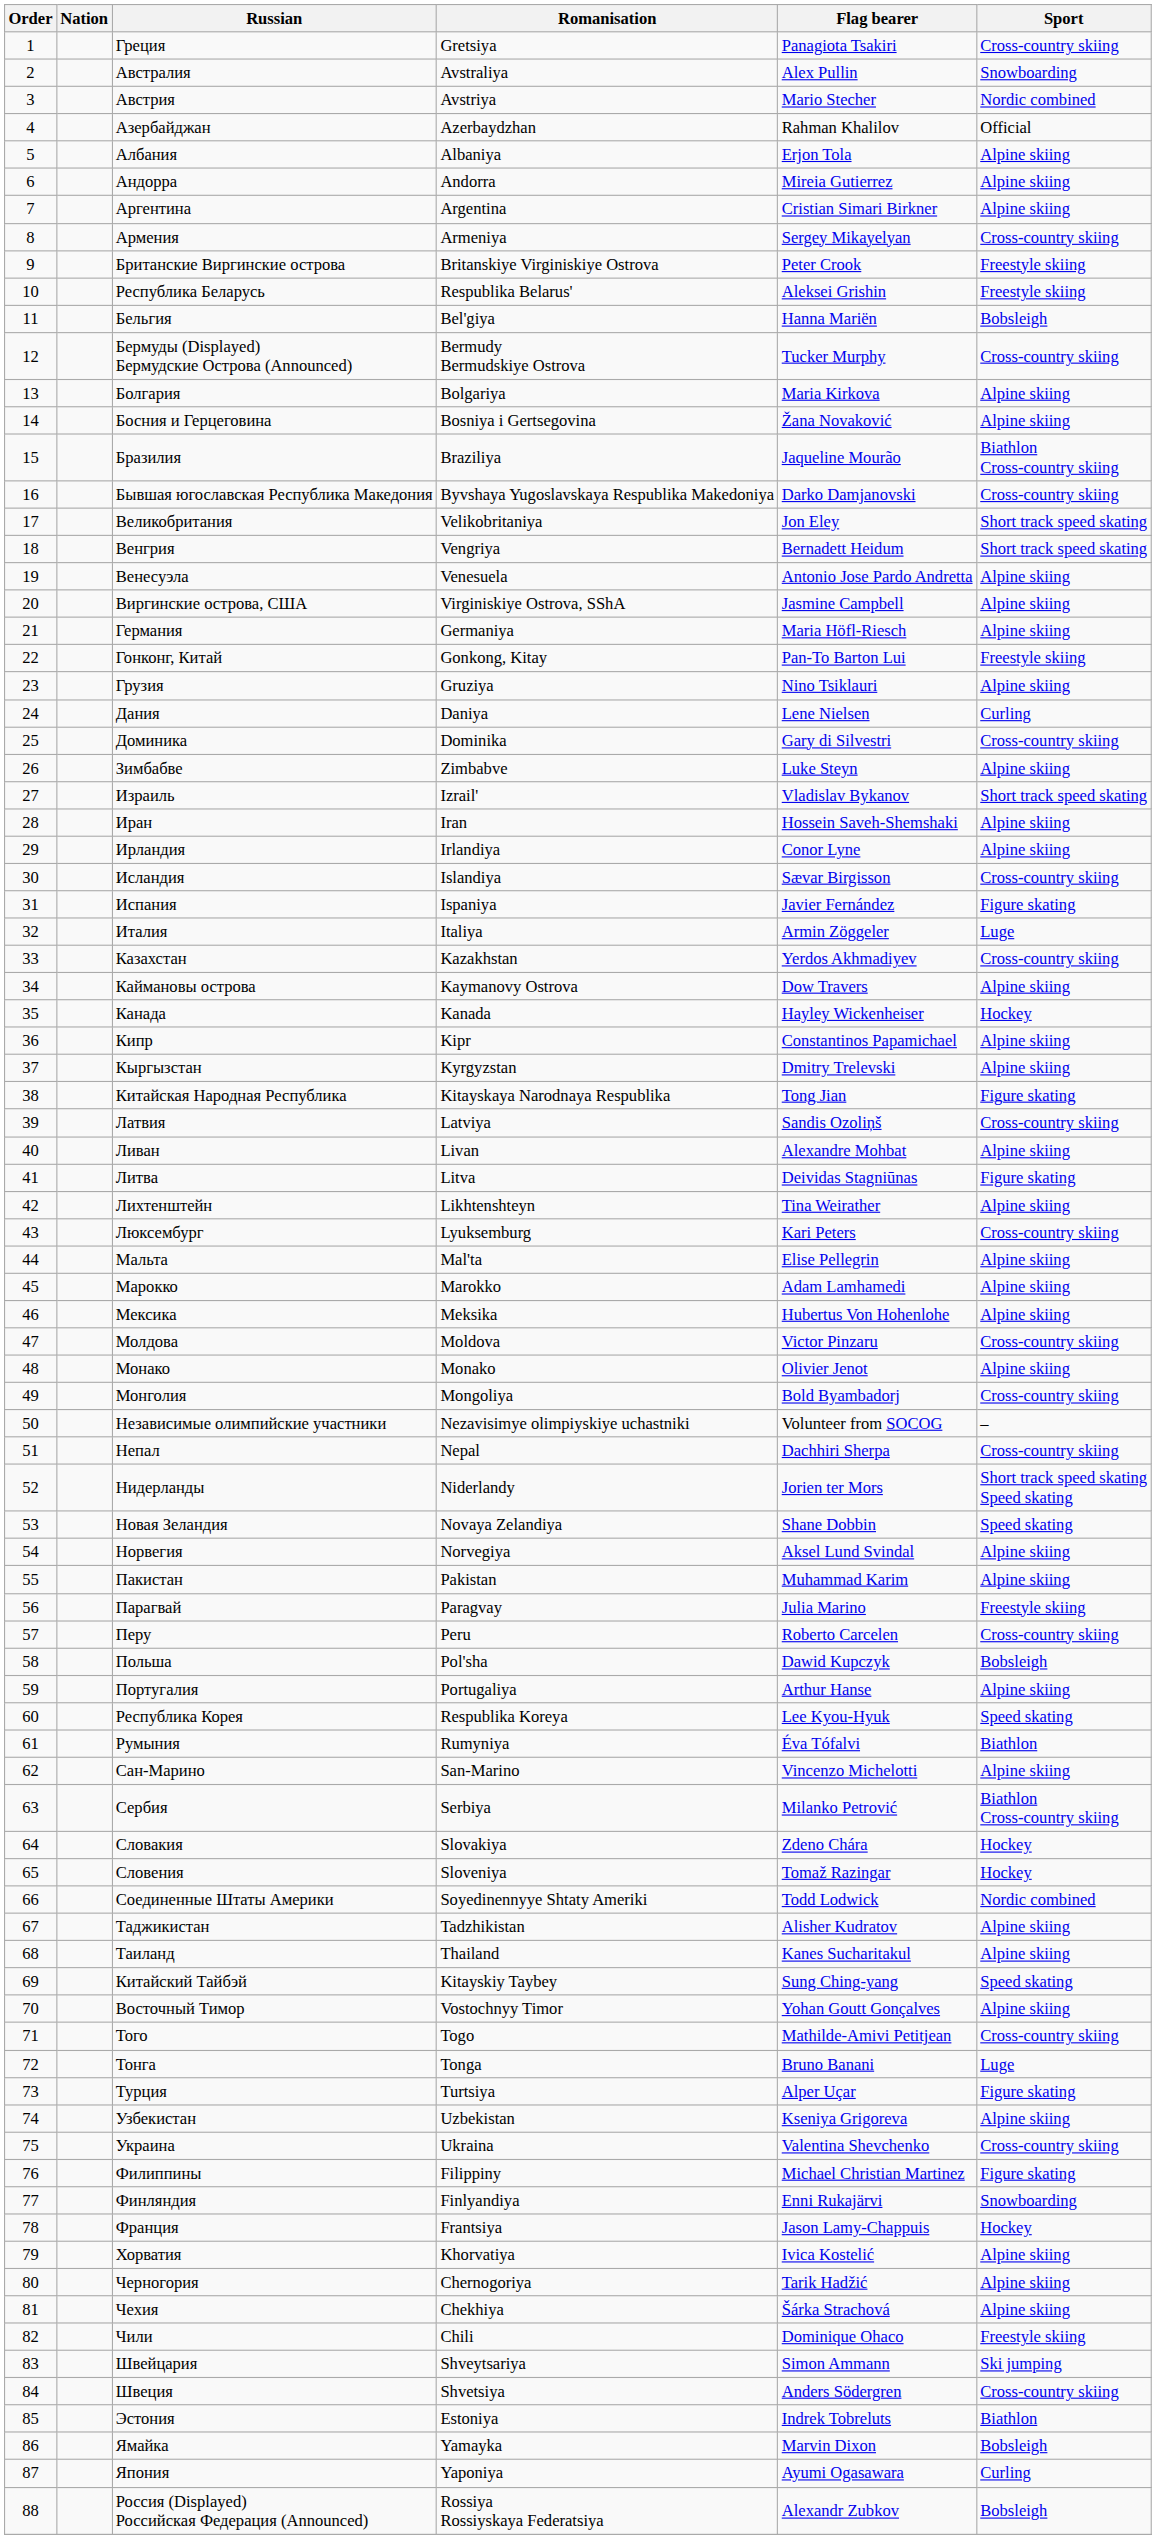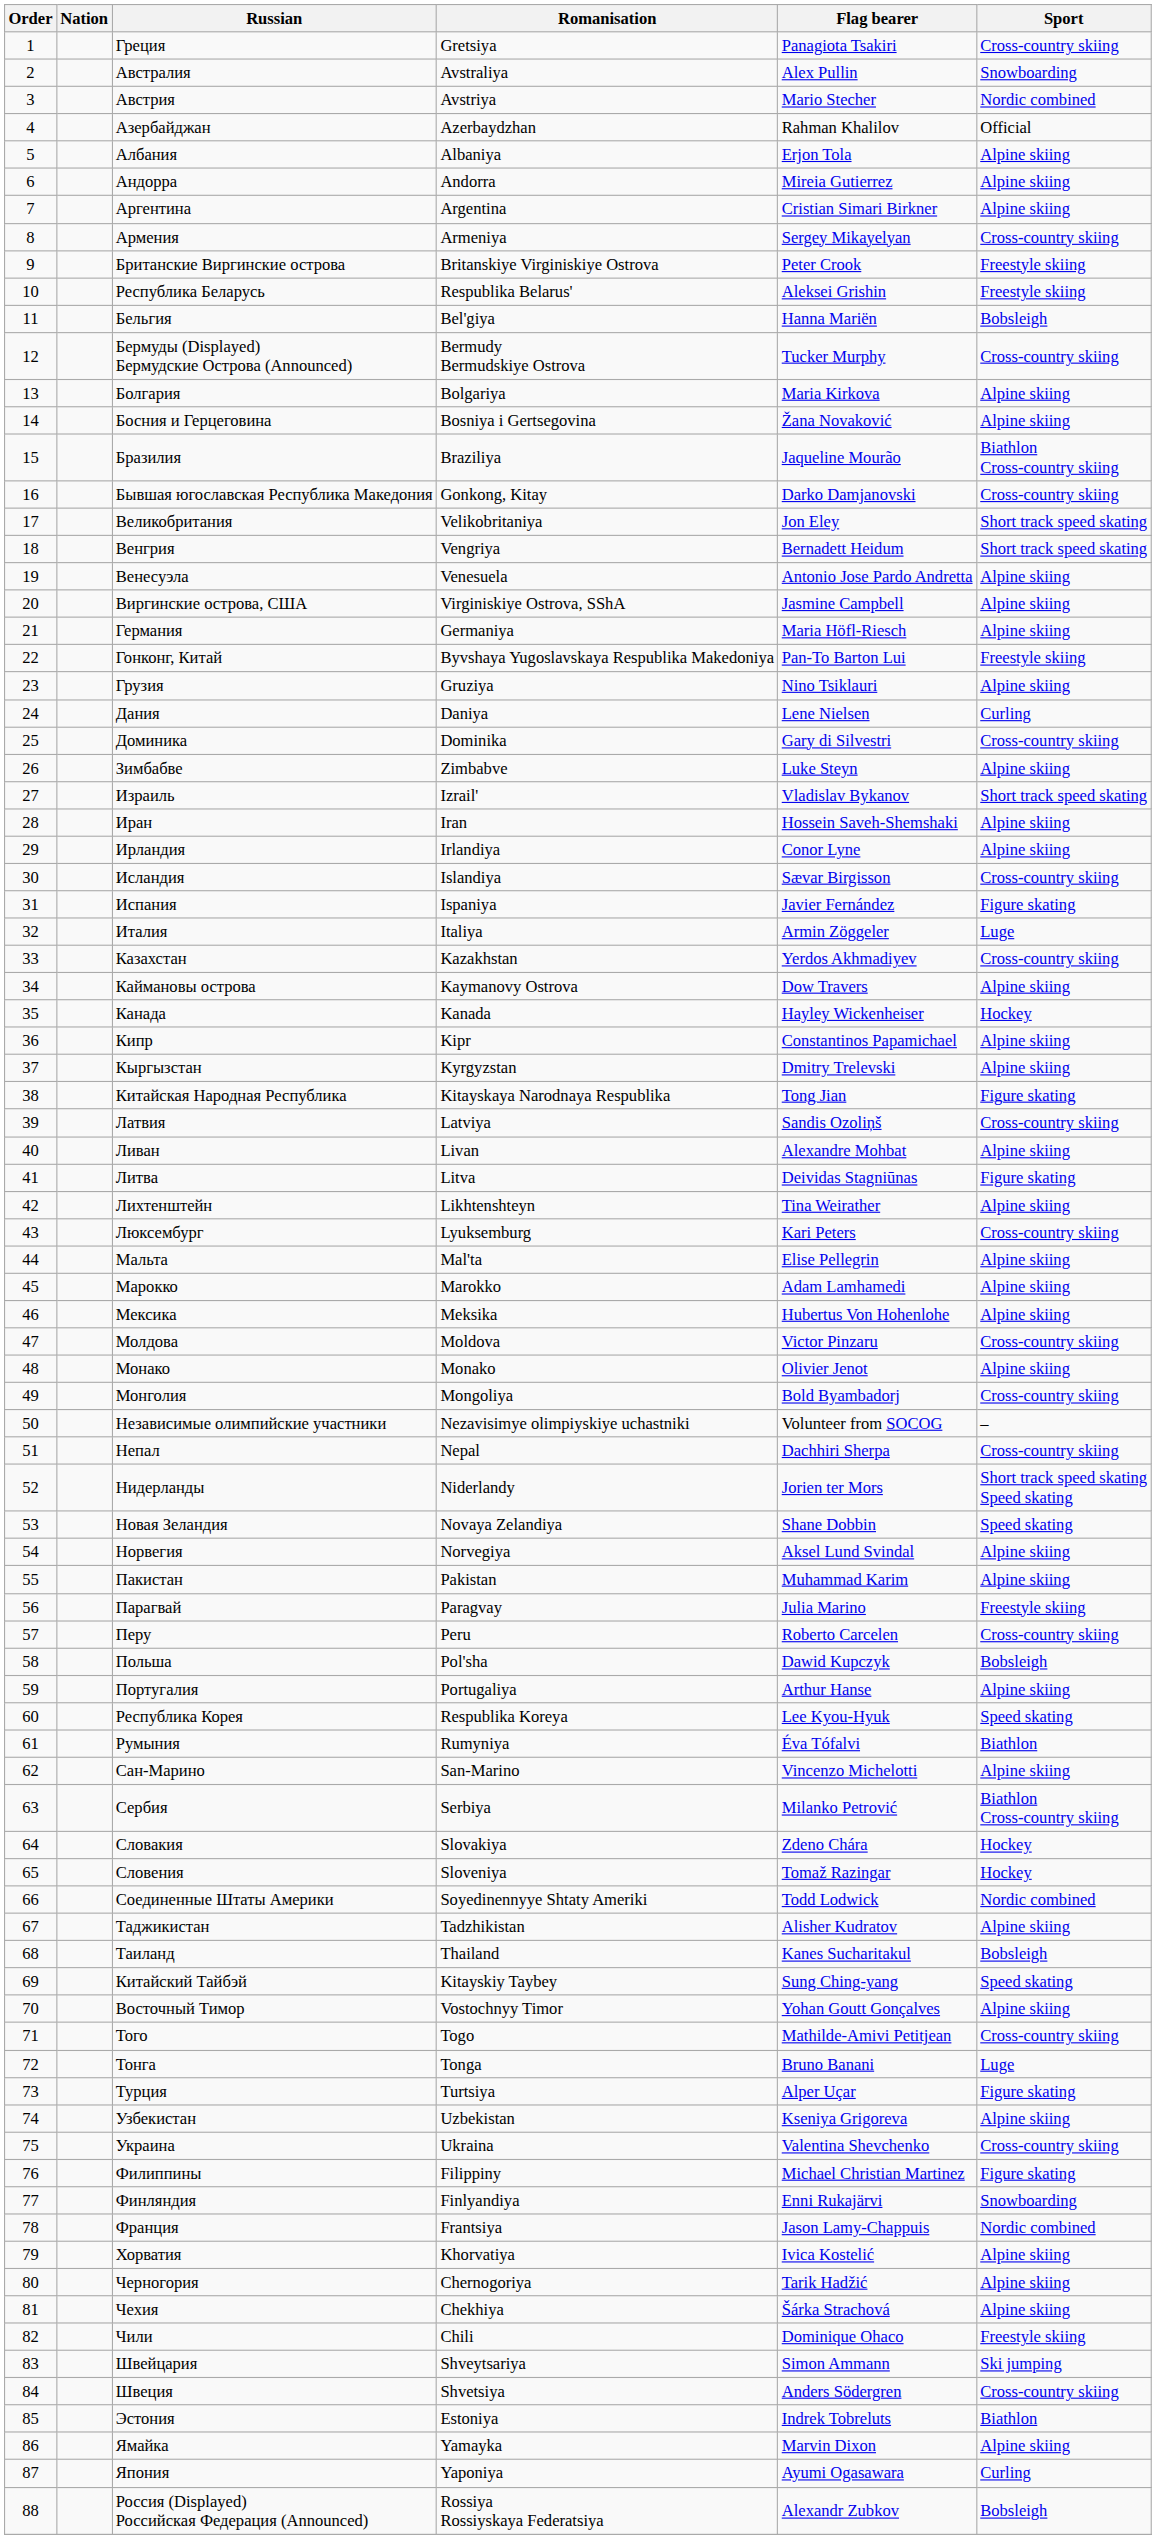(607, 494) Byvshaya Yugoslavskaya Respublika Makedoniya -> (494, 494) Gonkong, Kitay
(494, 658) Gonkong, Kitay -> (607, 658) Byvshaya Yugoslavskaya Respublika Makedoniya
(1025, 1954) Alpine skiing -> (1014, 1954) Bobsleigh
(1006, 2227) Hockey -> (1038, 2227) Nordic combined
(1014, 2446) Bobsleigh -> (1025, 2446) Alpine skiing
